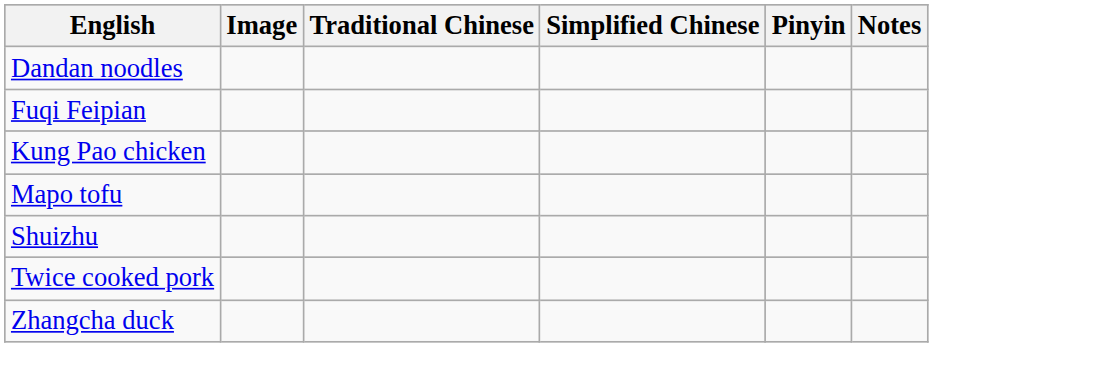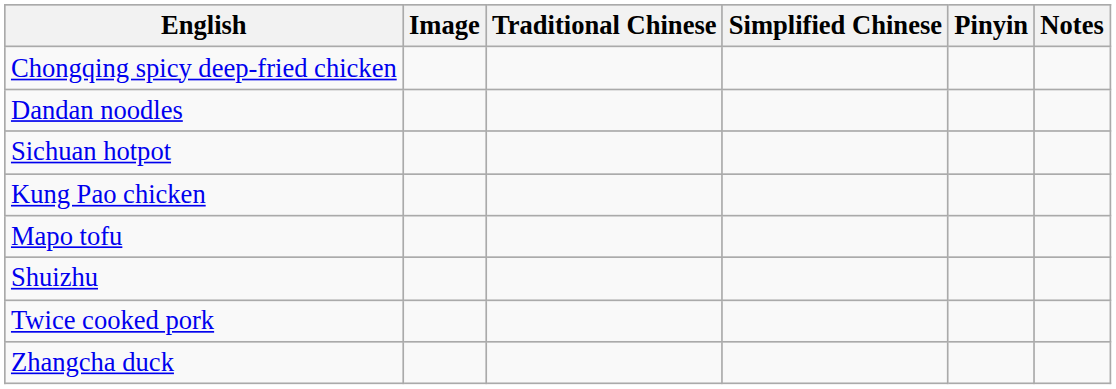+ row: (204, 67)
- row: (78, 109)
+ row: (91, 151)
